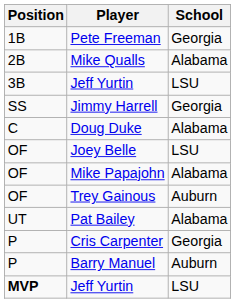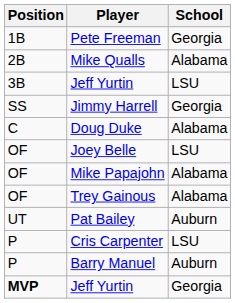(194, 196) Auburn -> (199, 196) Alabama
(199, 219) Alabama -> (194, 219) Auburn
(197, 241) Georgia -> (185, 241) LSU
(185, 286) LSU -> (197, 286) Georgia
